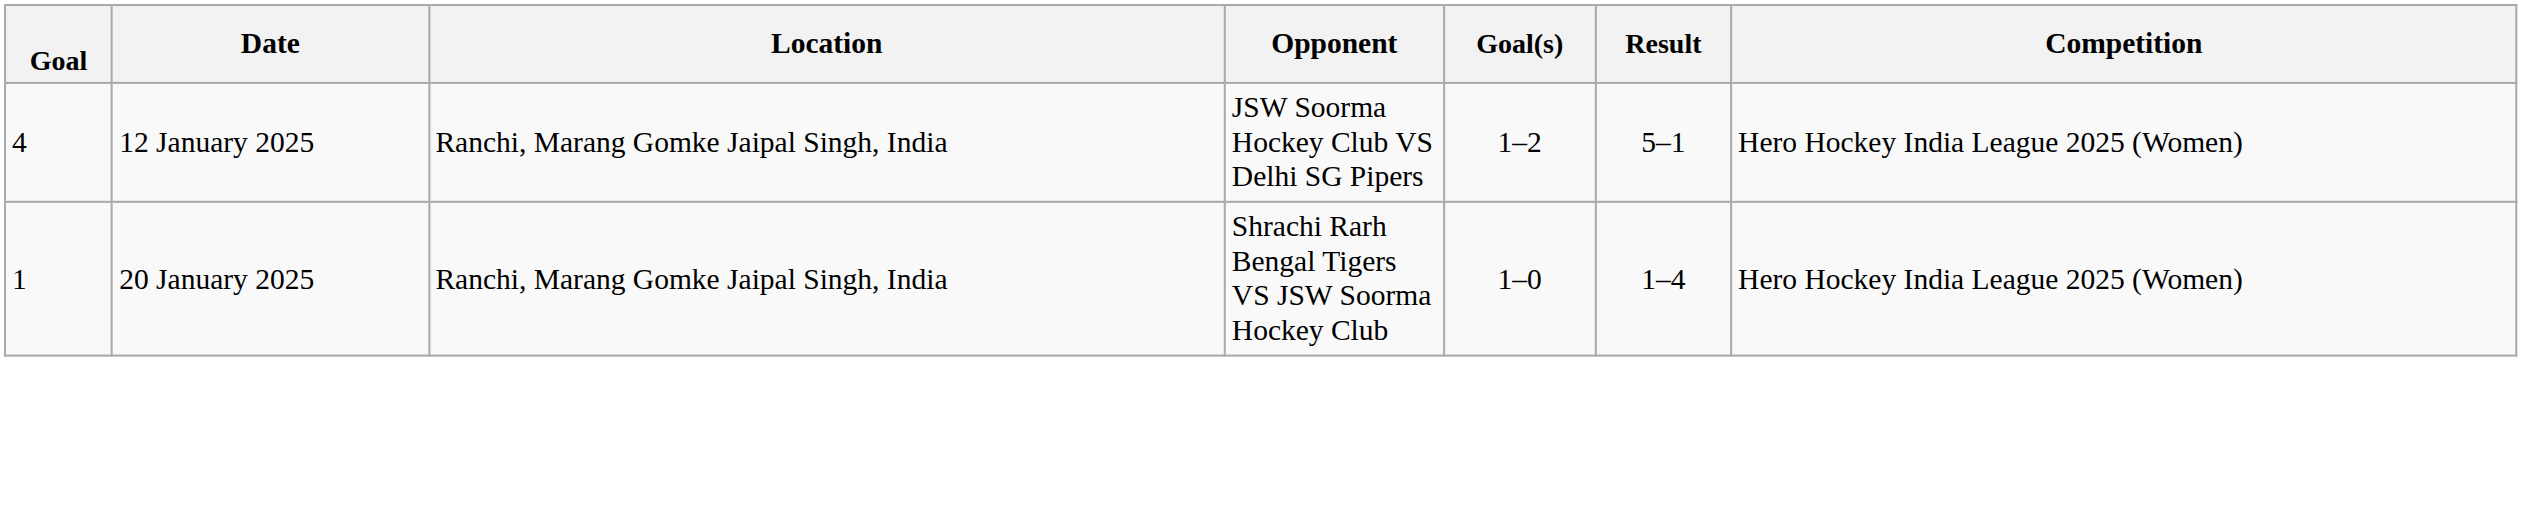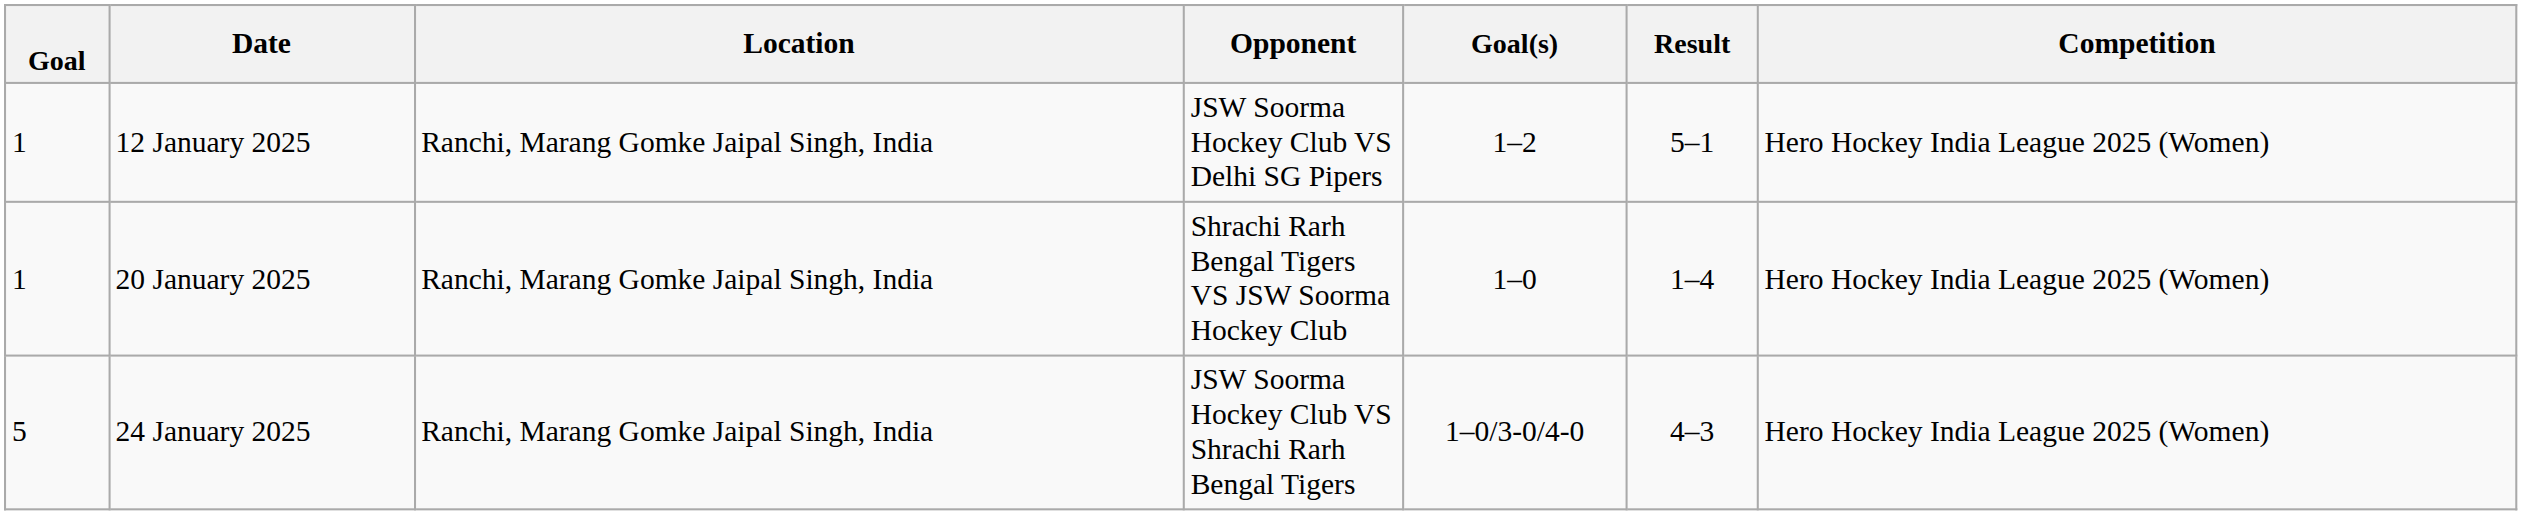(19, 142) 4 -> (19, 142) 1
+ row: (213, 431)
